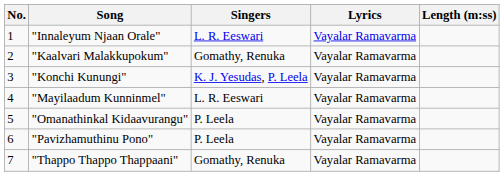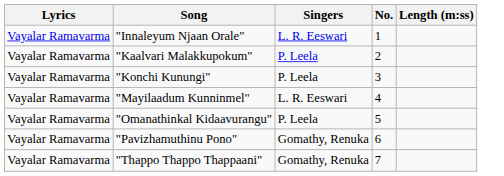columns swapped: (17, 15) <-> (365, 15)
(239, 56) Gomathy, Renuka -> (298, 56) P. Leela
(251, 77) K. J. Yesudas, P. Leela -> (298, 77) P. Leela
(214, 139) P. Leela -> (323, 139) Gomathy, Renuka
